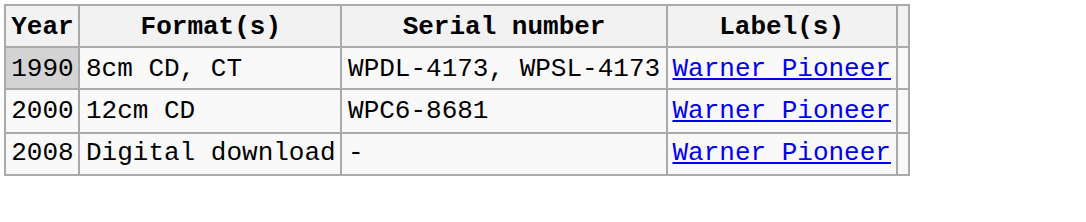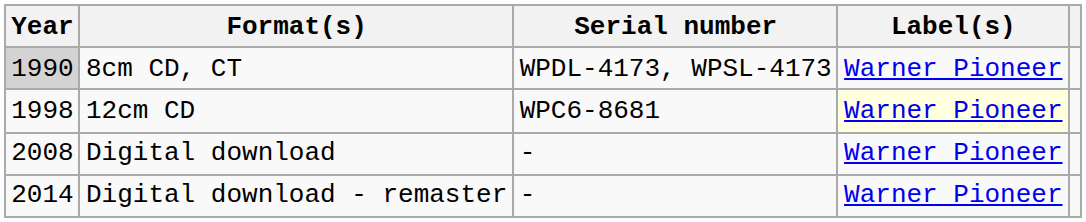(42, 111) 2000 -> (42, 111) 1998
(782, 111) no background -> (953, 111) lightyellow background
+ row: (297, 196)
